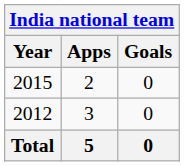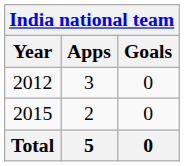rows swapped: (33, 113) <-> (33, 82)
